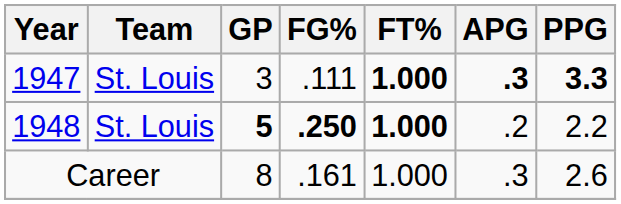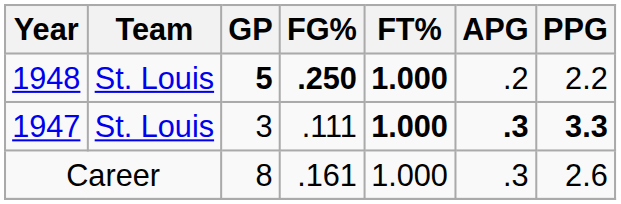rows swapped: (46, 78) <-> (46, 127)
